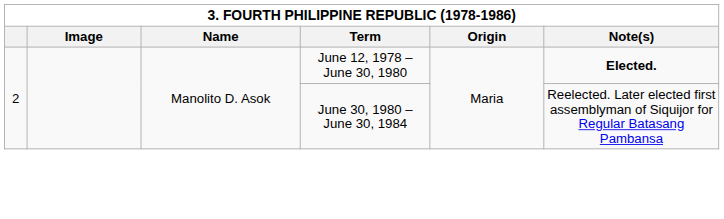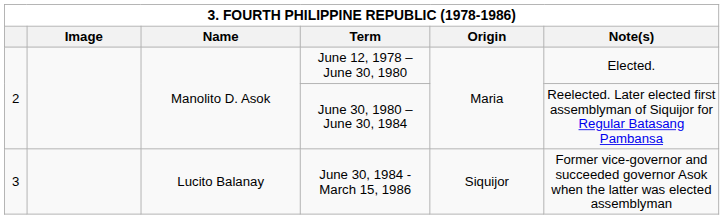(631, 65) bold -> (631, 65) normal
+ row: (365, 181)
